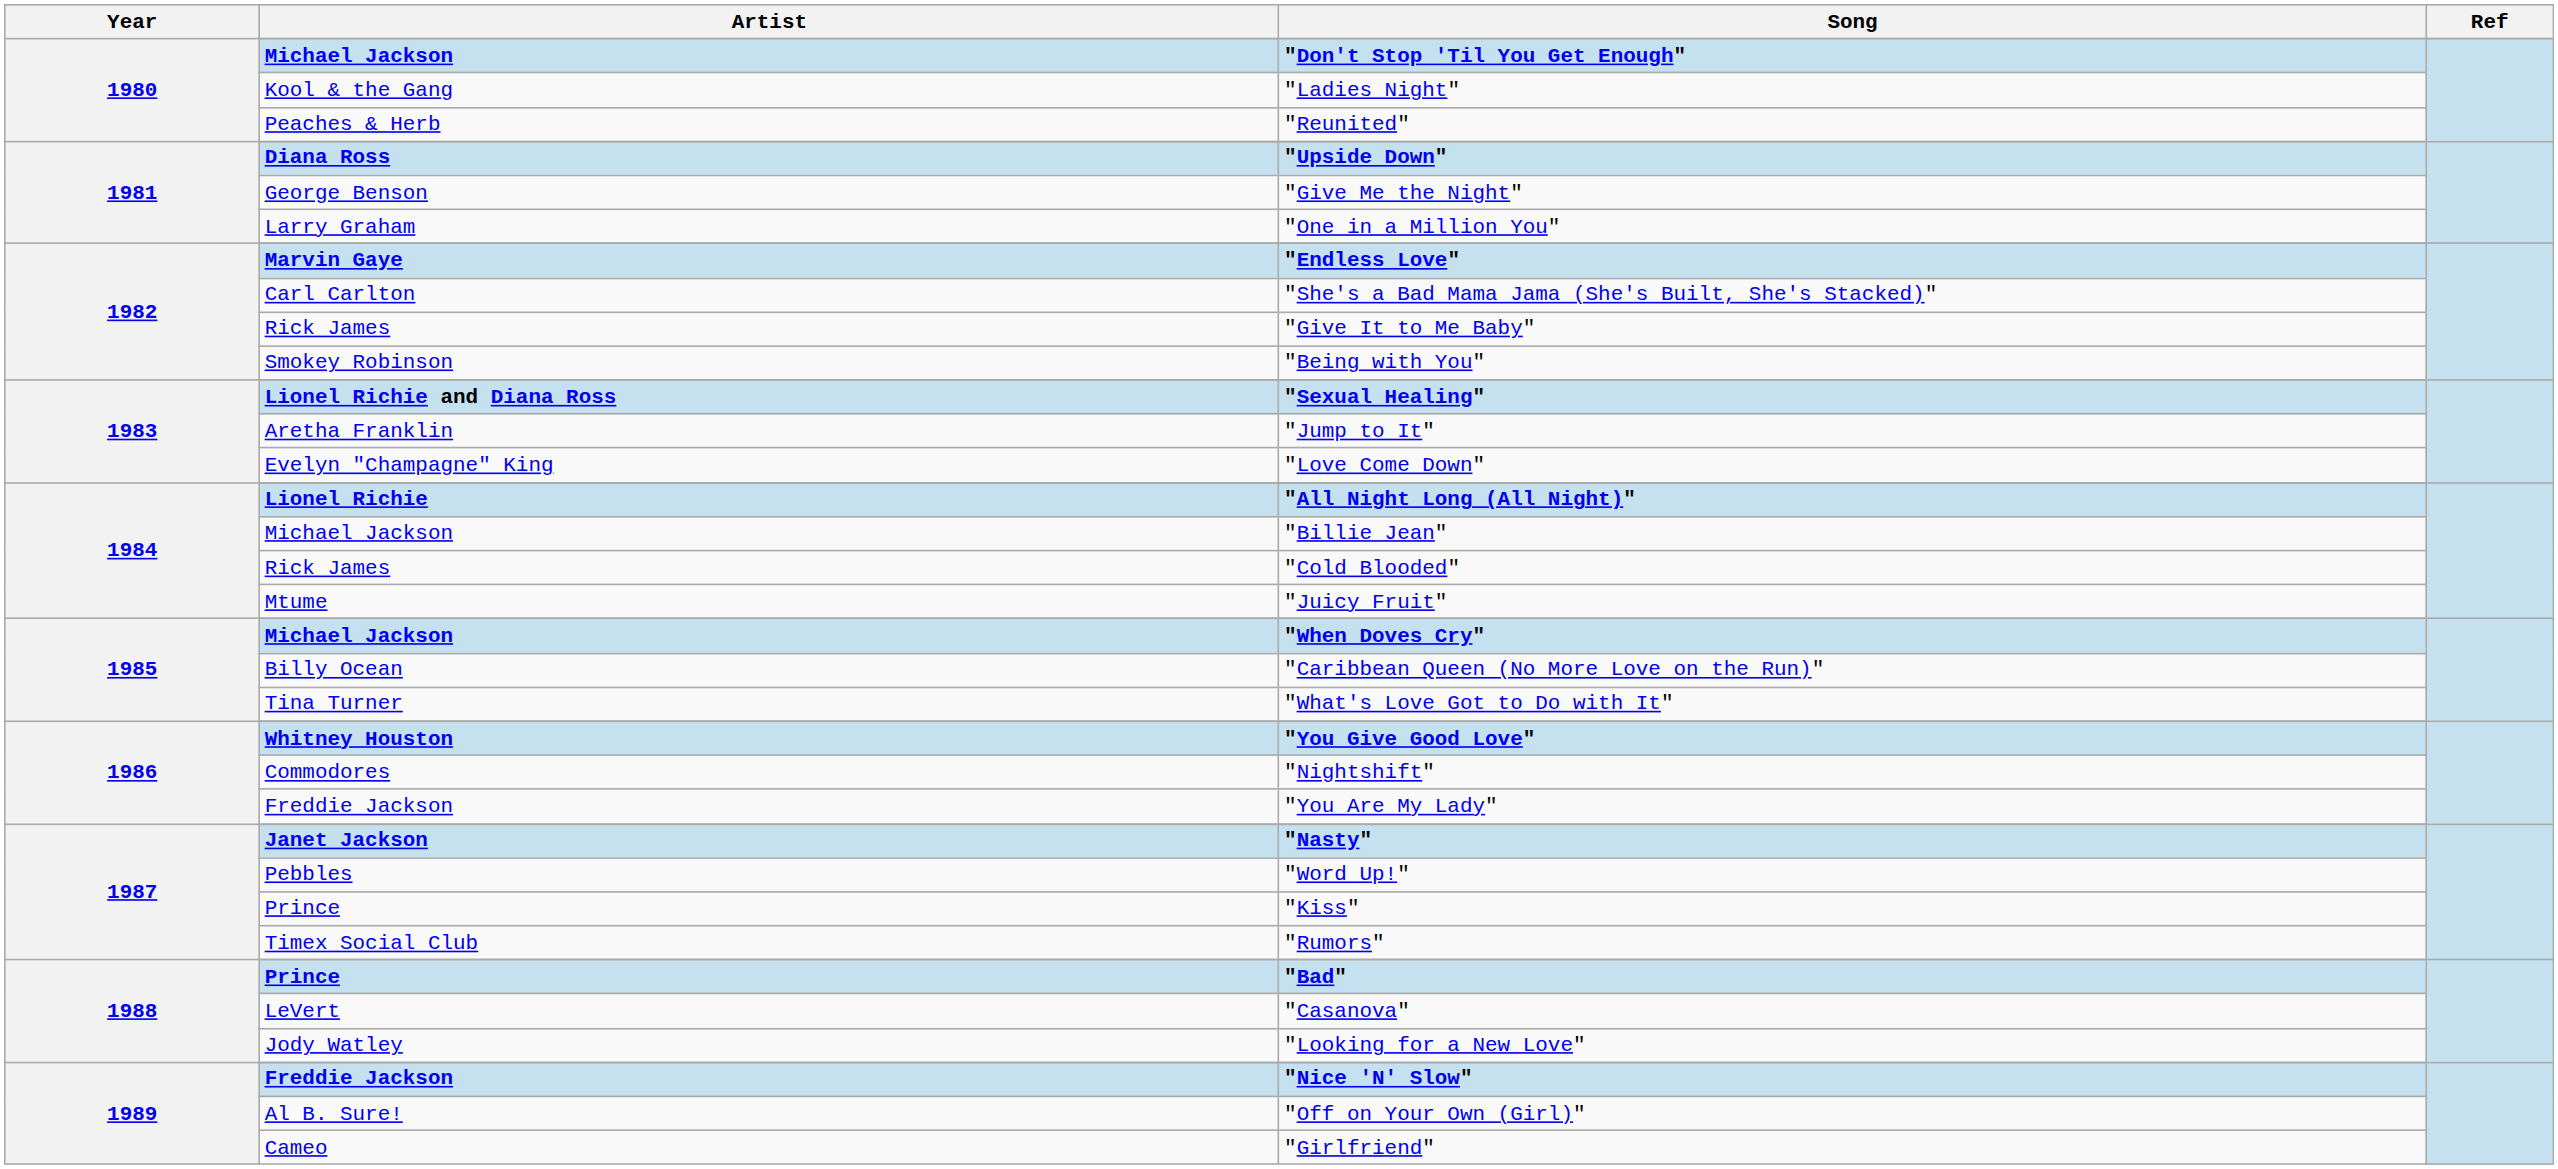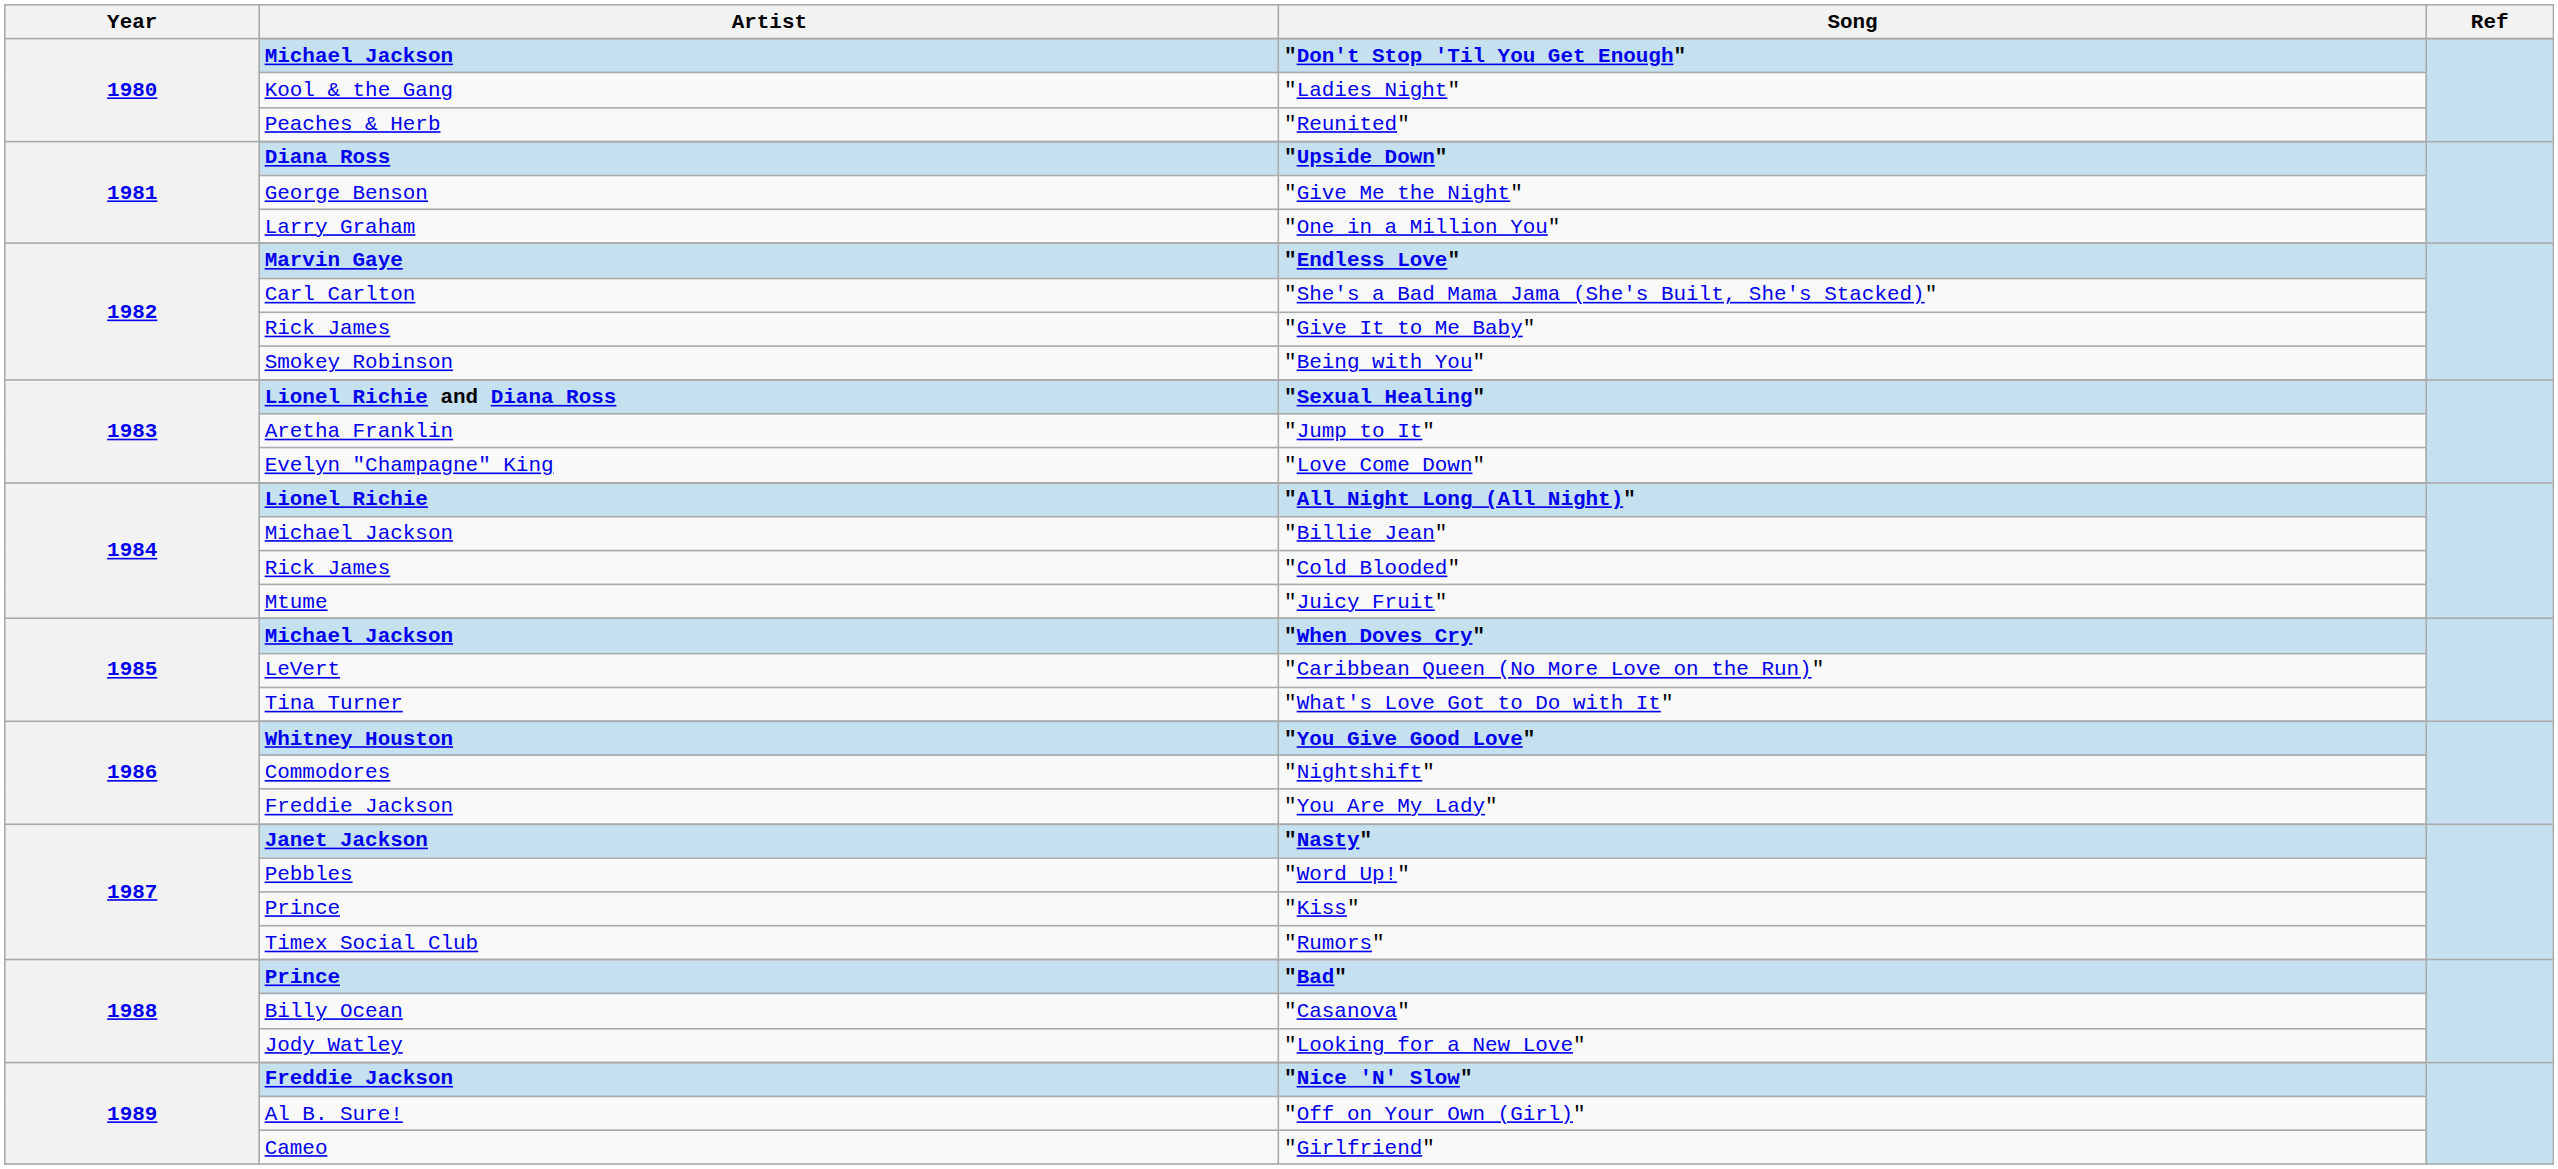(334, 670) Billy Ocean -> (302, 670) LeVert
(302, 1011) LeVert -> (334, 1011) Billy Ocean
